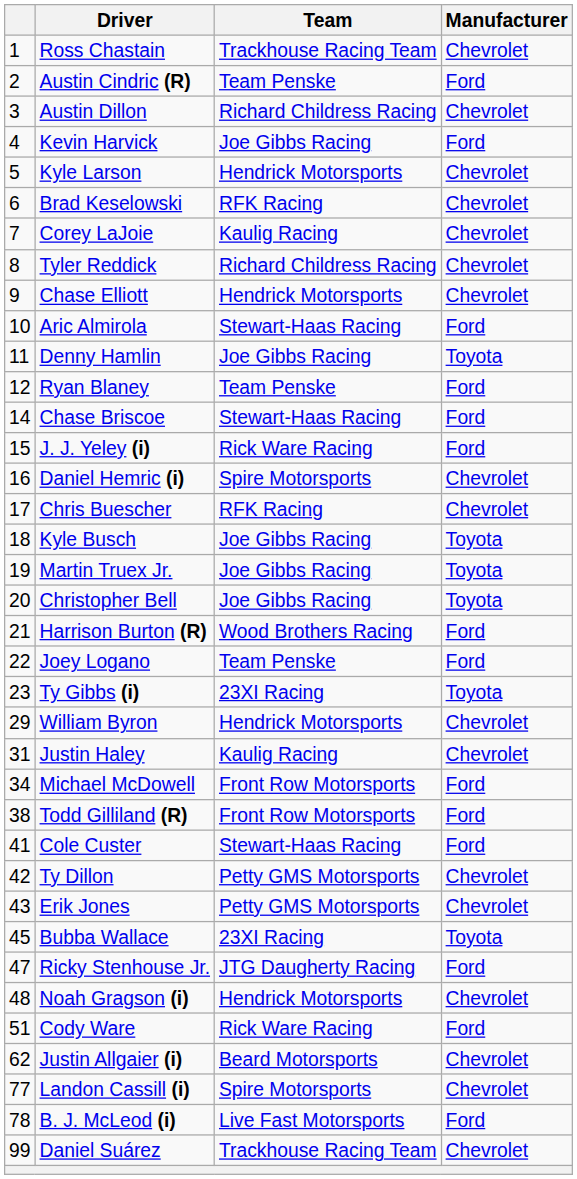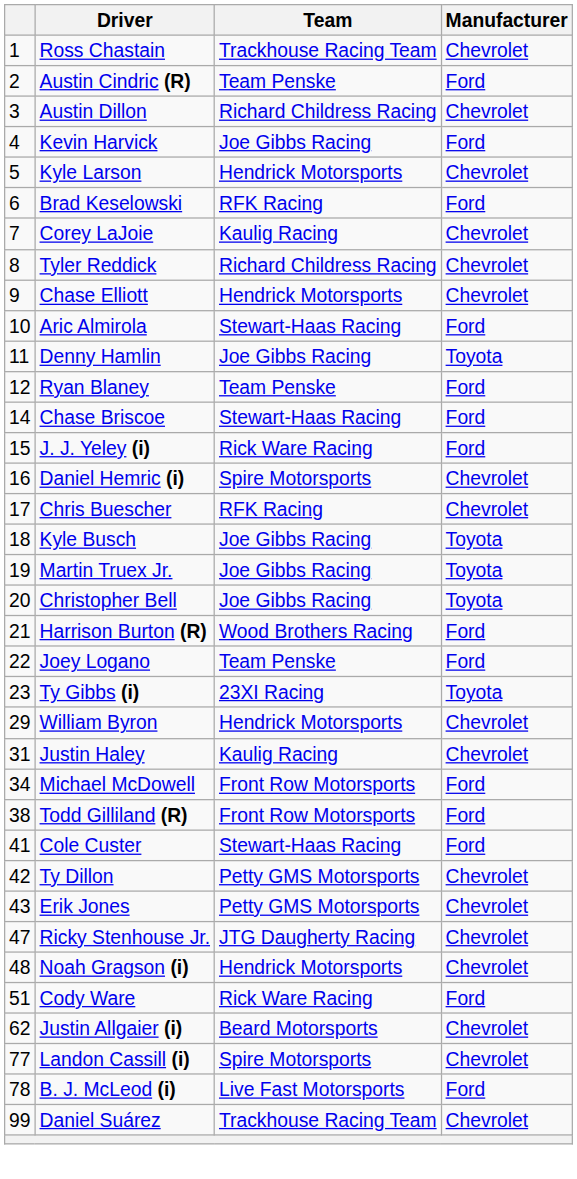(487, 203) Chevrolet -> (465, 203) Ford
- row: (104, 937)
(465, 967) Ford -> (487, 937) Chevrolet
